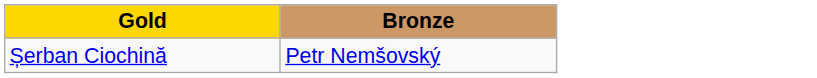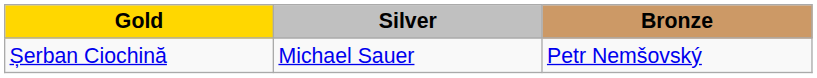+ column: (408, 21)
